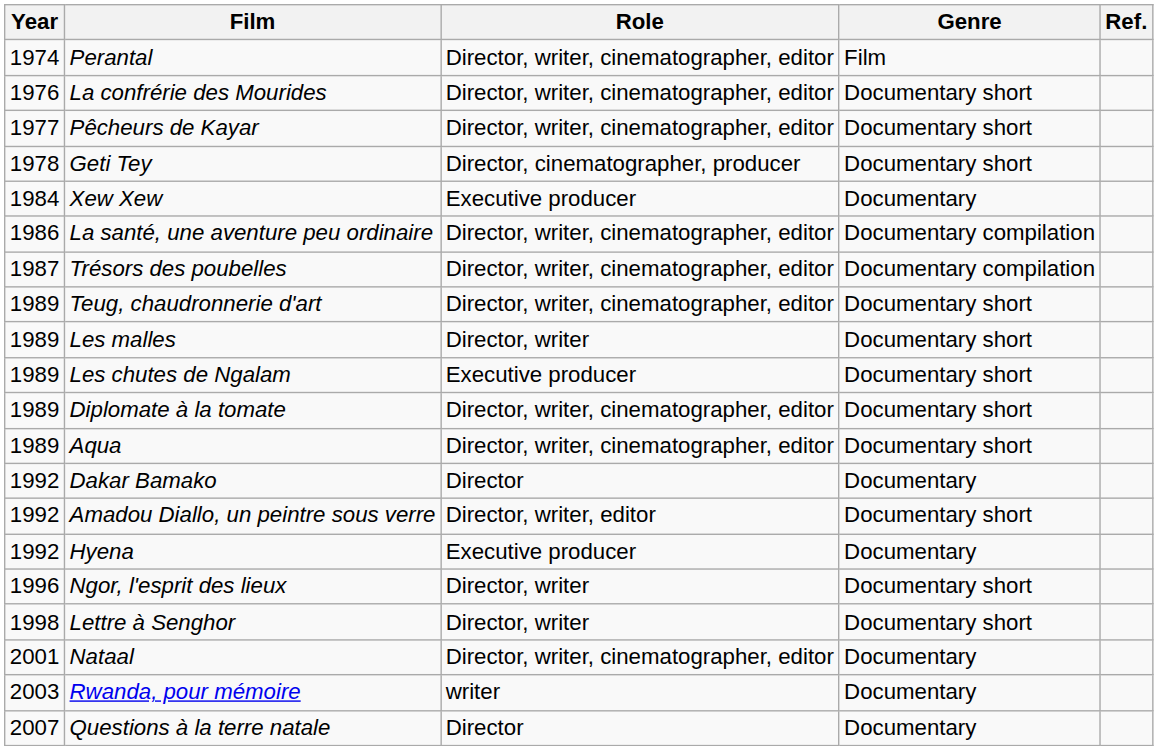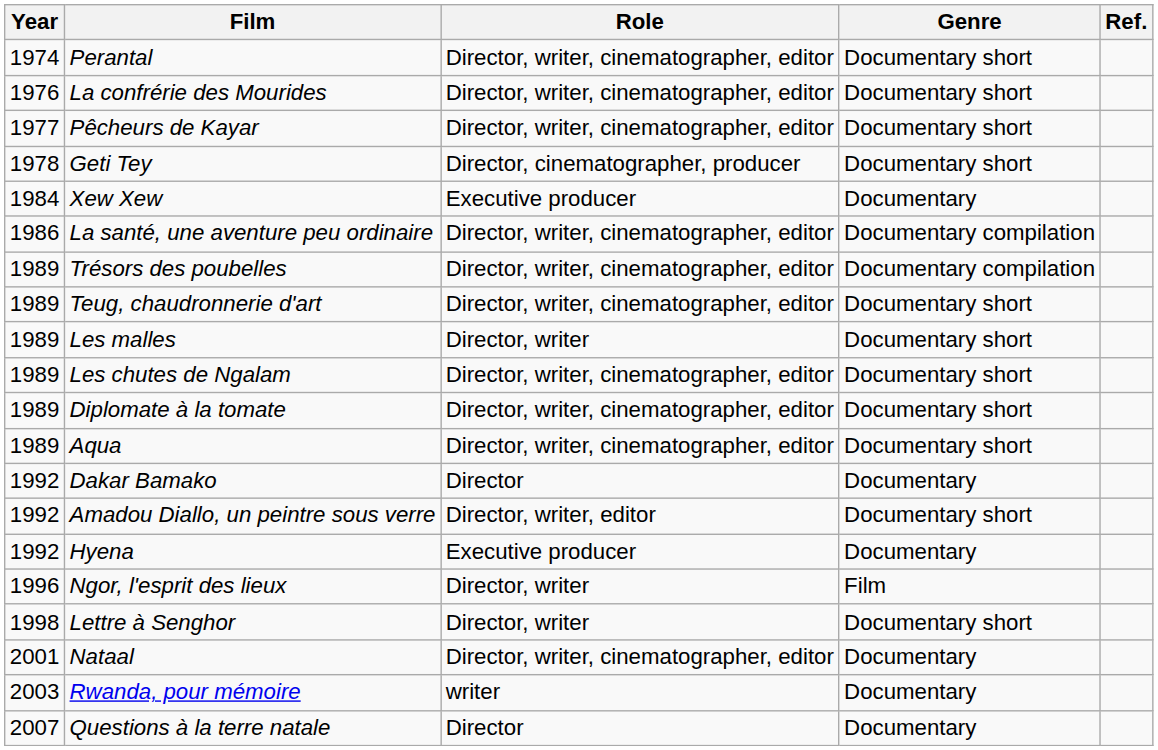(865, 57) Film -> (938, 57) Documentary short
(35, 269) 1987 -> (35, 269) 1989
(541, 374) Executive producer -> (640, 374) Director, writer, cinematographer, editor
(938, 586) Documentary short -> (865, 586) Film
